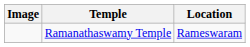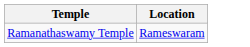- column: (23, 14)
